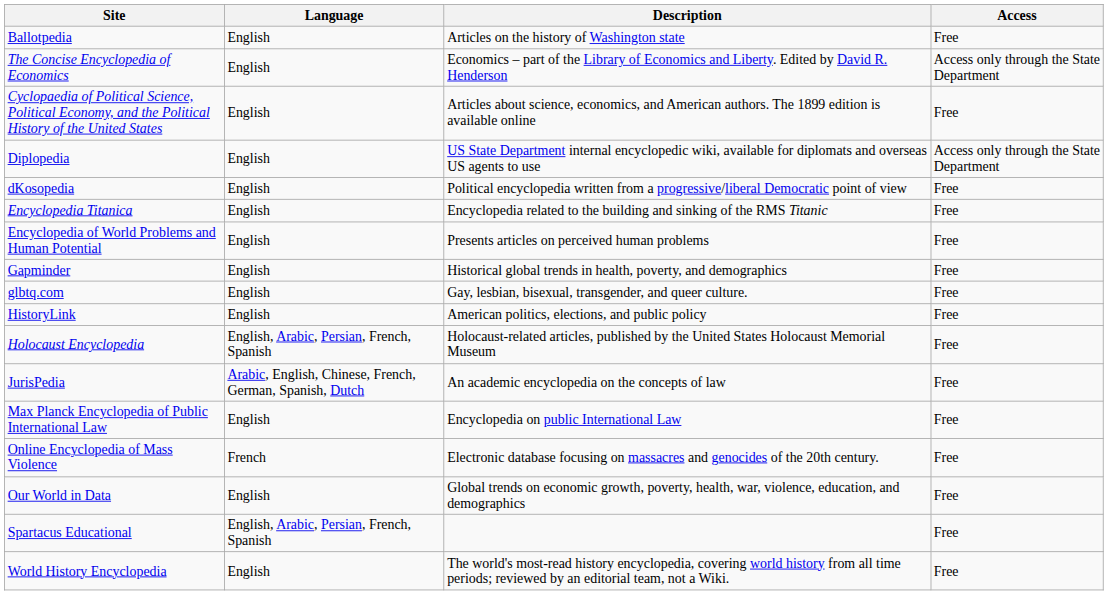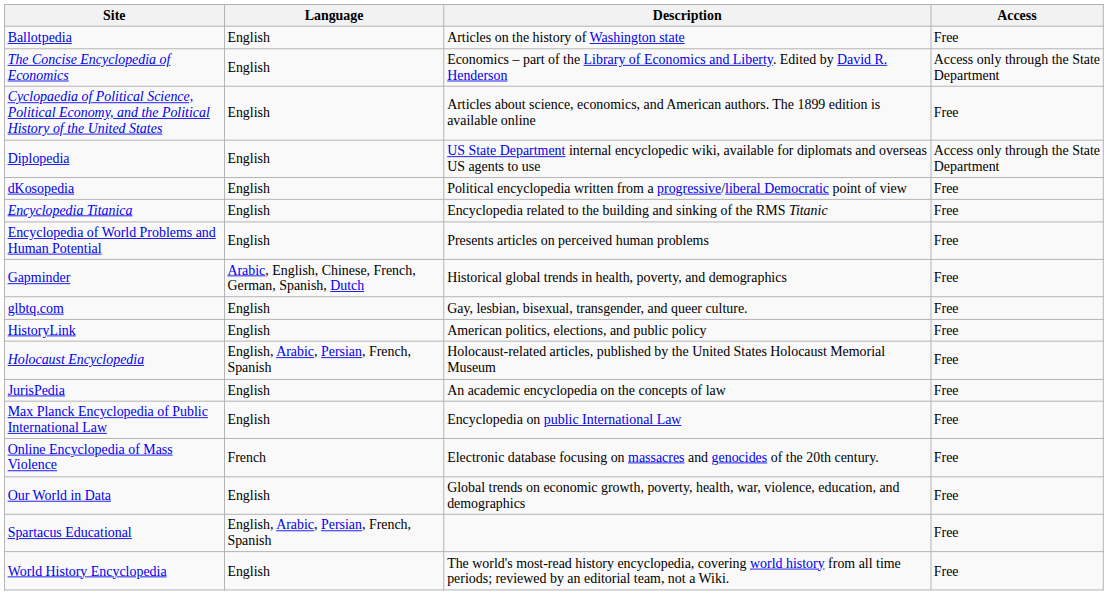(249, 270) English -> (322, 278) Arabic, English, Chinese, French, German, Spanish, Dutch
(322, 382) Arabic, English, Chinese, French, German, Spanish, Dutch -> (249, 390) English
